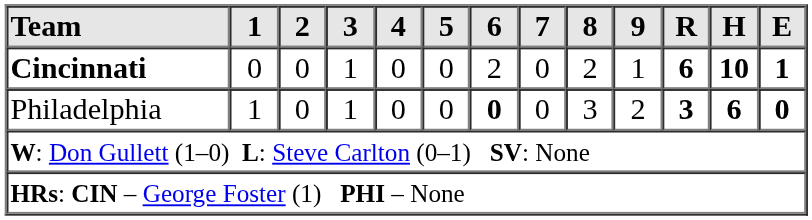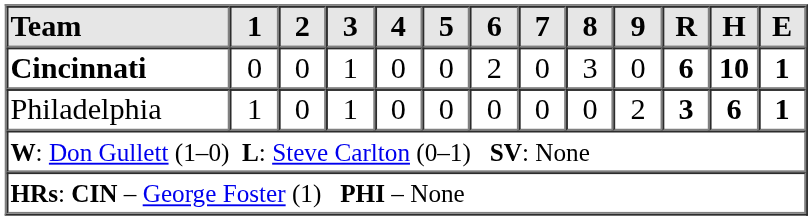(590, 67) 2 -> (590, 67) 3
(638, 67) 1 -> (638, 67) 0
(494, 109) bold -> (494, 109) normal
(590, 109) 3 -> (590, 109) 0
(782, 109) 0 -> (782, 109) 1
